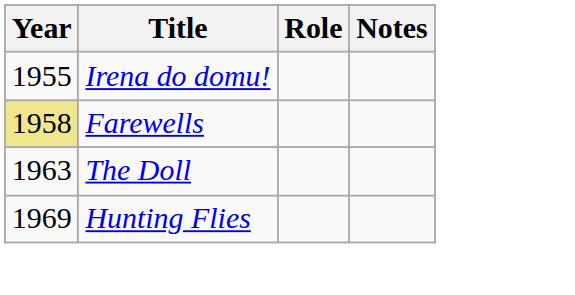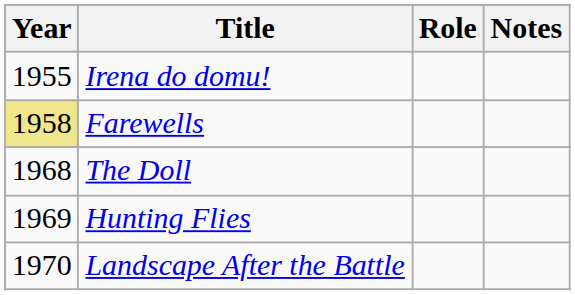(42, 170) 1963 -> (42, 170) 1968
+ row: (245, 265)
